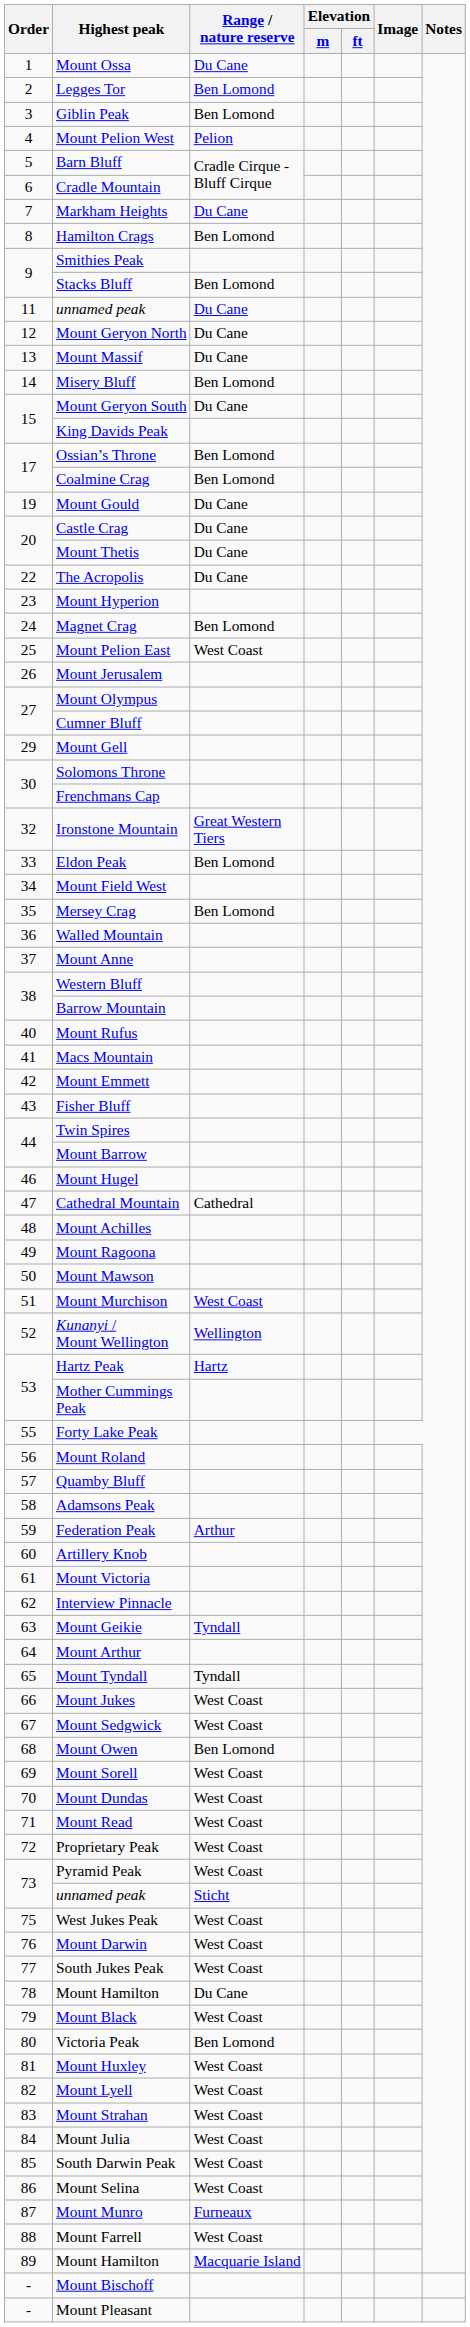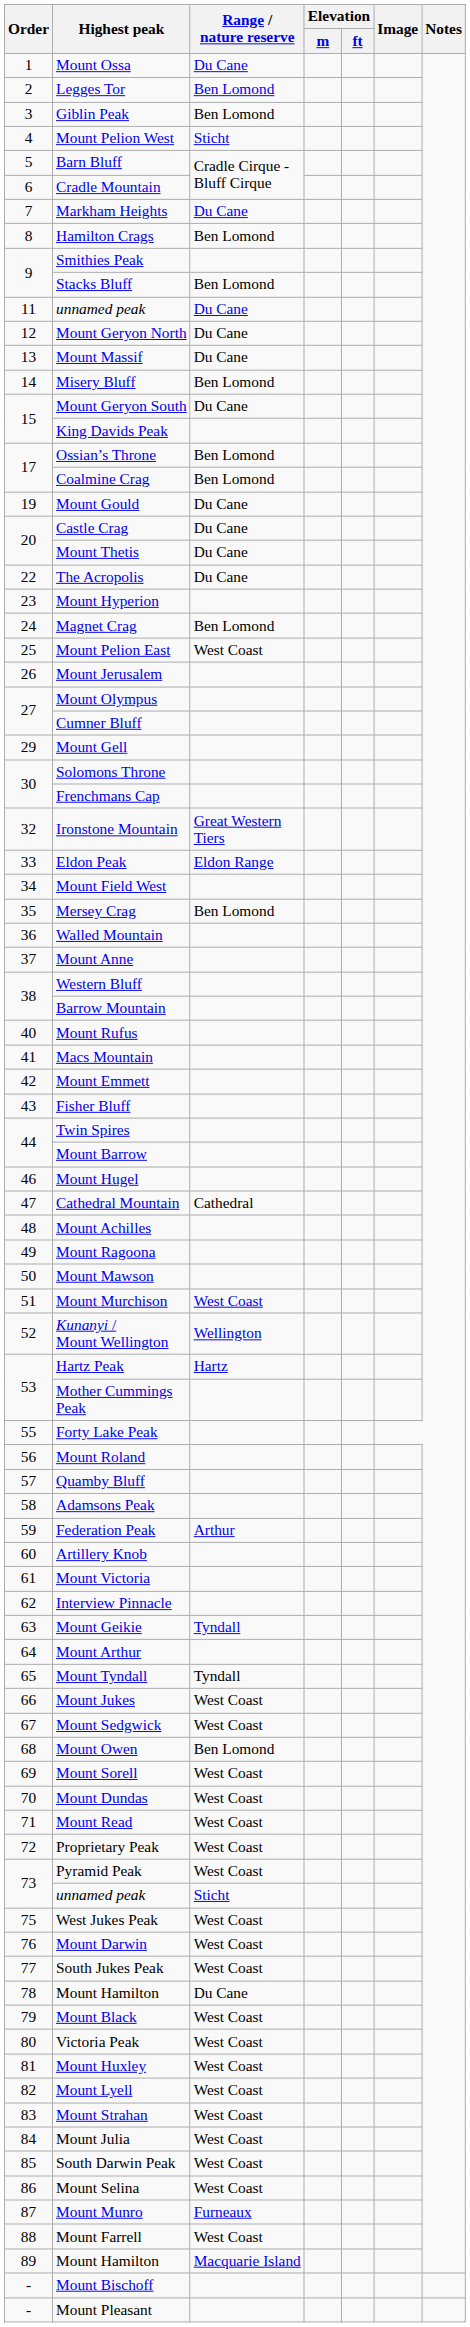(213, 138) Pelion -> (212, 138) Sticht
(234, 862) Ben Lomond -> (234, 862) Eldon Range
(234, 2041) Ben Lomond -> (228, 2041) West Coast
